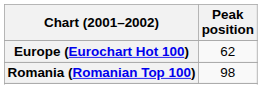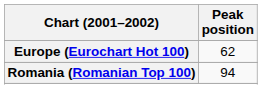(228, 72) 98 -> (228, 72) 94
